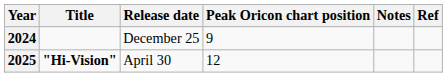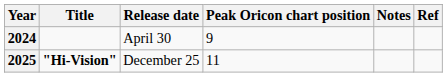(161, 38) December 25 -> (147, 38) April 30
(147, 60) April 30 -> (161, 60) December 25
(213, 60) 12 -> (213, 60) 11
